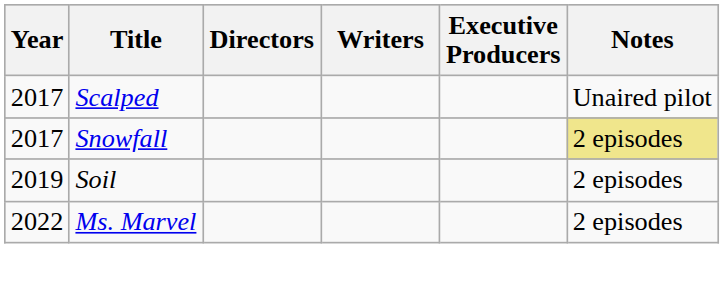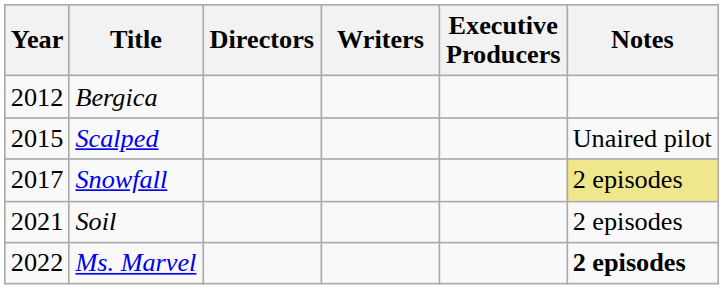+ row: (116, 96)
(37, 96) 2017 -> (37, 138) 2015
(37, 179) 2019 -> (37, 221) 2021
(628, 221) normal -> (629, 262) bold
